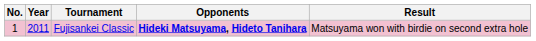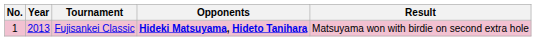(38, 28) 2011 -> (39, 28) 2013
